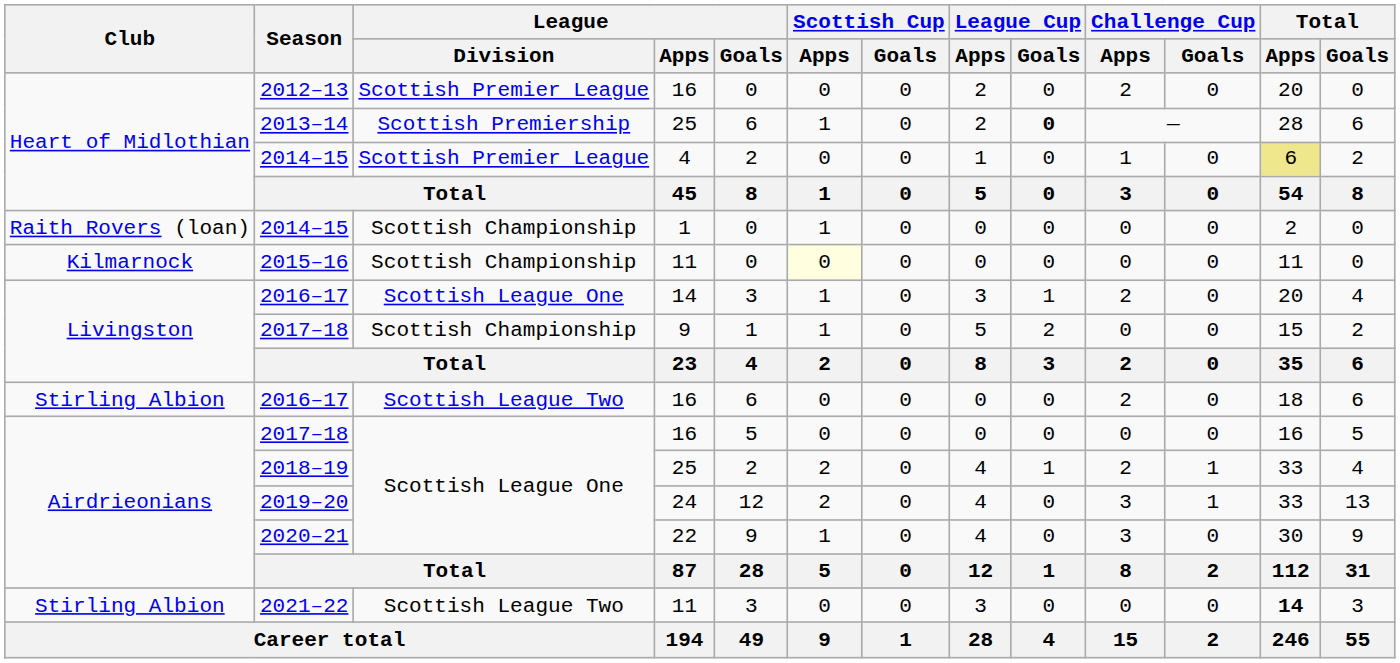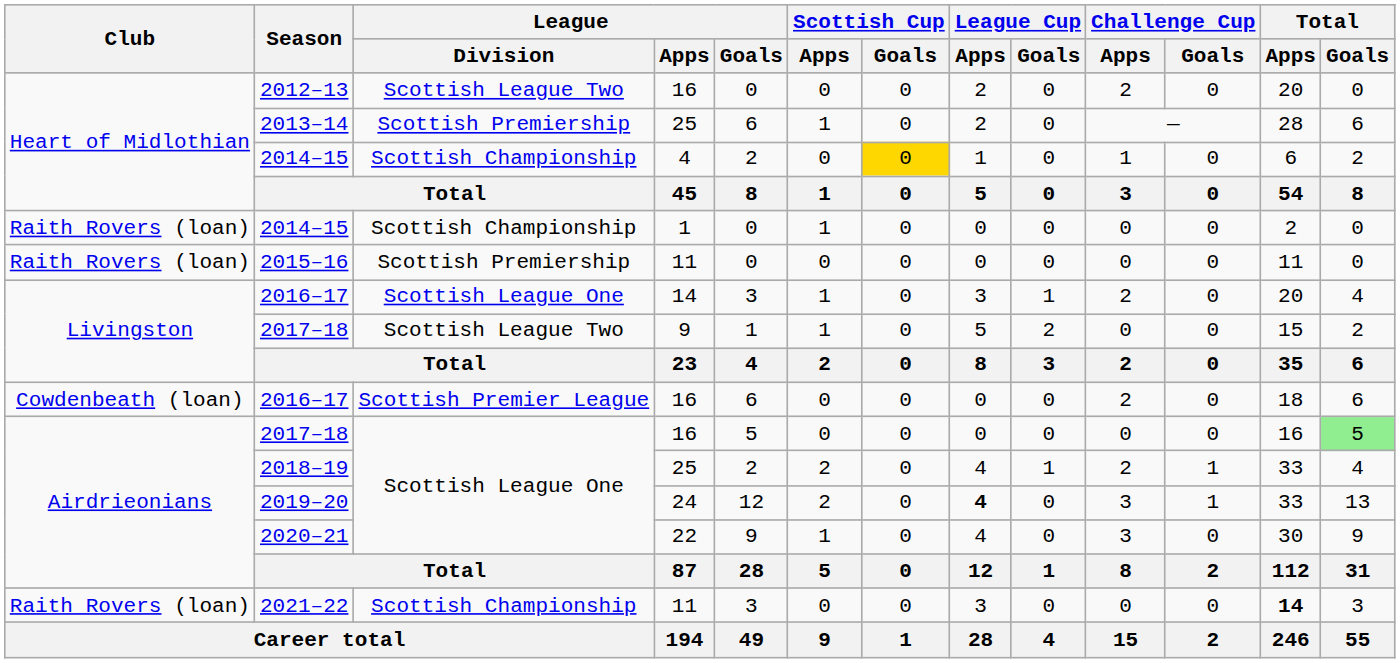(504, 91) Scottish Premier League -> (504, 91) Scottish League Two
(1049, 125) bold -> (1049, 125) normal
(504, 159) Scottish Premier League -> (504, 159) Scottish Championship
(905, 159) no background -> (905, 159) gold background
(1291, 159) khaki background -> (1291, 159) no background
(130, 262) Kilmarnock -> (130, 262) Raith Rovers (loan)
(504, 262) Scottish Championship -> (504, 262) Scottish Premiership
(825, 262) lightyellow background -> (825, 262) no background
(504, 331) Scottish Championship -> (504, 331) Scottish League Two
(130, 400) Stirling Albion -> (130, 400) Cowdenbeath (loan)
(504, 400) Scottish League Two -> (504, 400) Scottish Premier League
(1358, 434) no background -> (1358, 434) lightgreen background
(981, 503) normal -> (981, 503) bold
(130, 605) Stirling Albion -> (130, 605) Raith Rovers (loan)
(504, 605) Scottish League Two -> (504, 605) Scottish Championship
